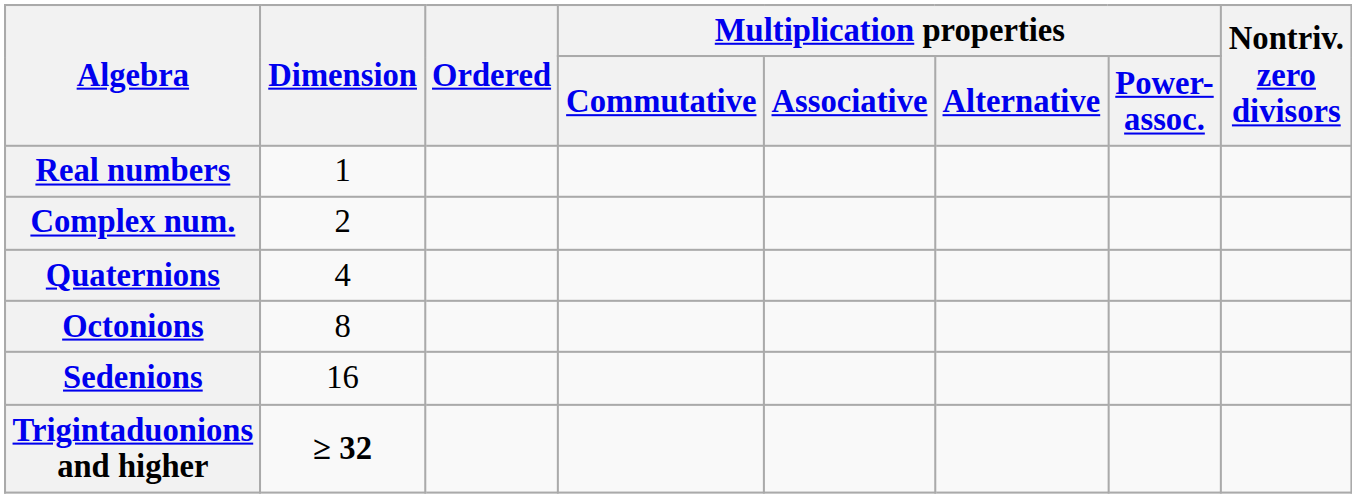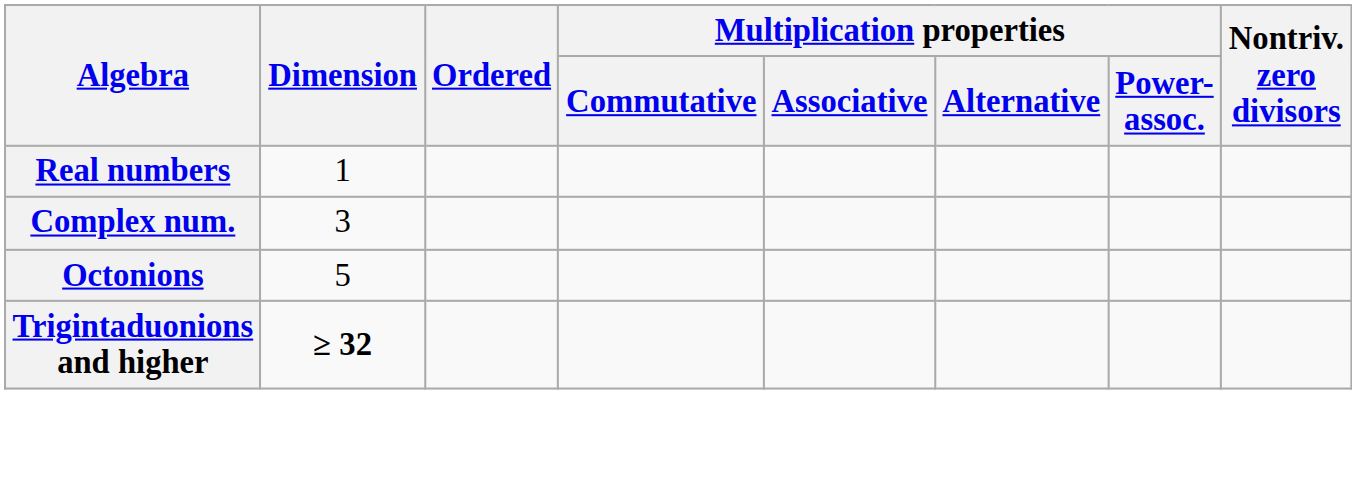(343, 222) 2 -> (343, 222) 3
- row: (133, 274)
(343, 325) 8 -> (343, 274) 5
- row: (133, 377)
